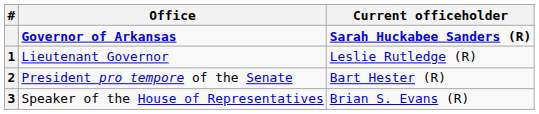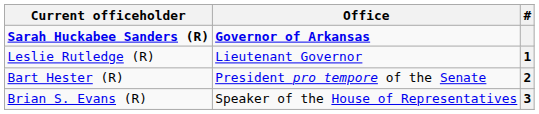columns swapped: (11, 15) <-> (430, 15)
